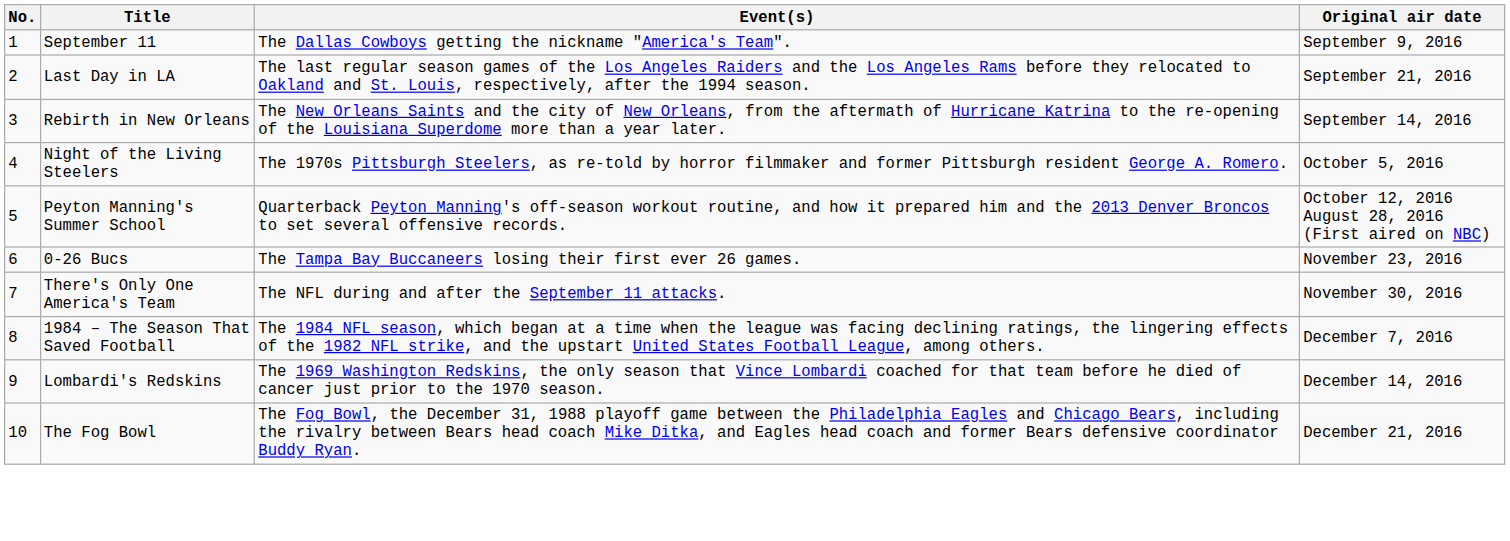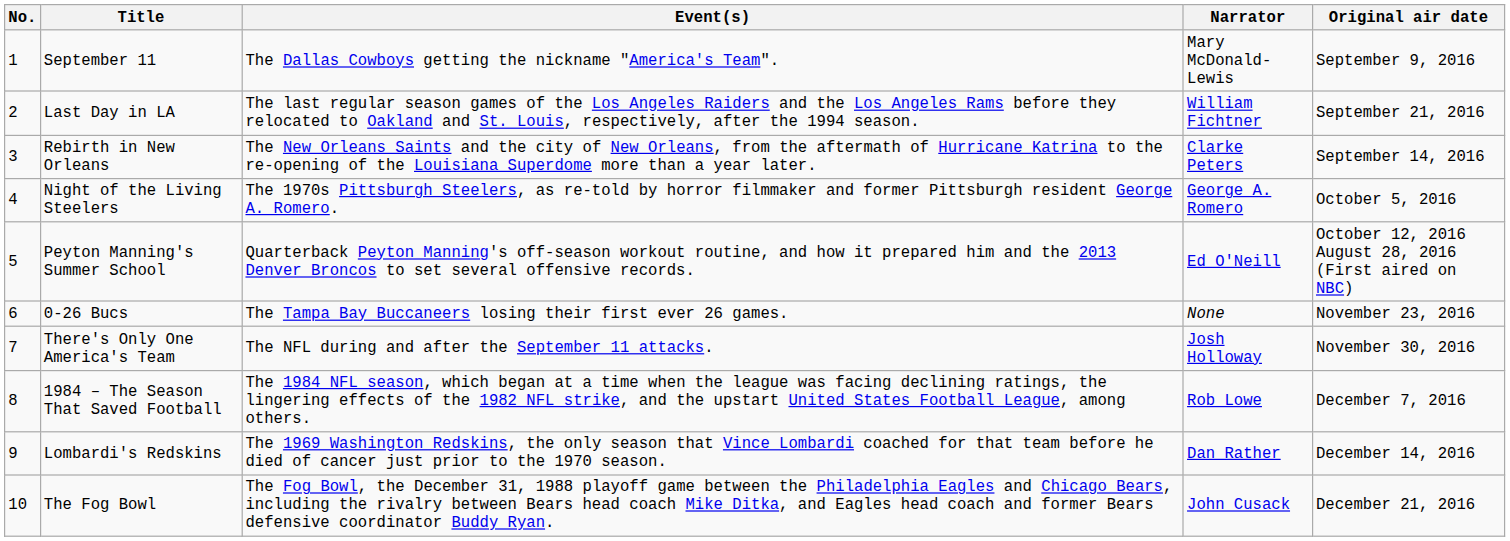+ column: (1248, 17)
